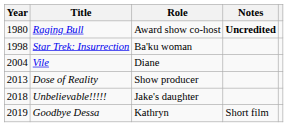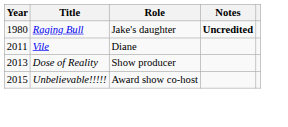(177, 29) Award show co-host -> (144, 29) Jake's daughter
- row: (81, 46)
(17, 63) 2004 -> (17, 46) 2011
(17, 96) 2018 -> (17, 79) 2015
(166, 96) Jake's daughter -> (155, 79) Award show co-host
- row: (66, 113)
